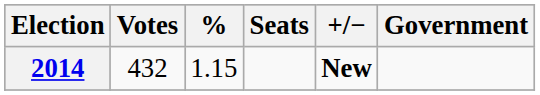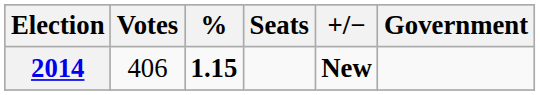(148, 68) 432 -> (148, 68) 406
(214, 68) normal -> (214, 68) bold
